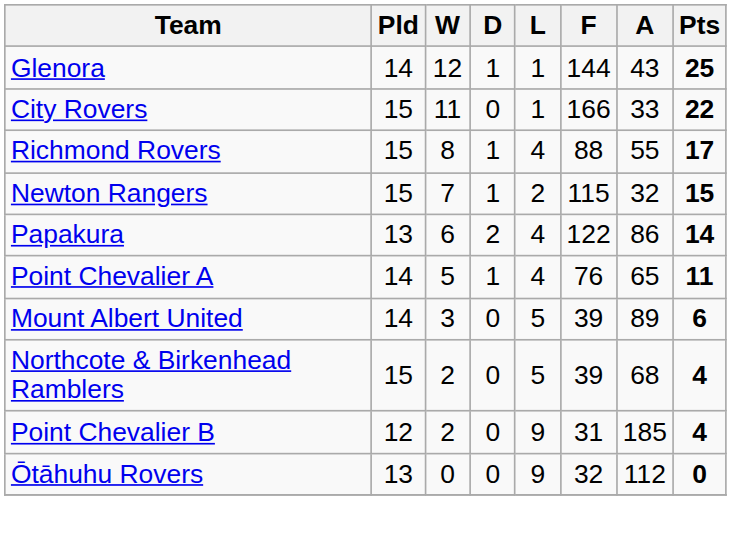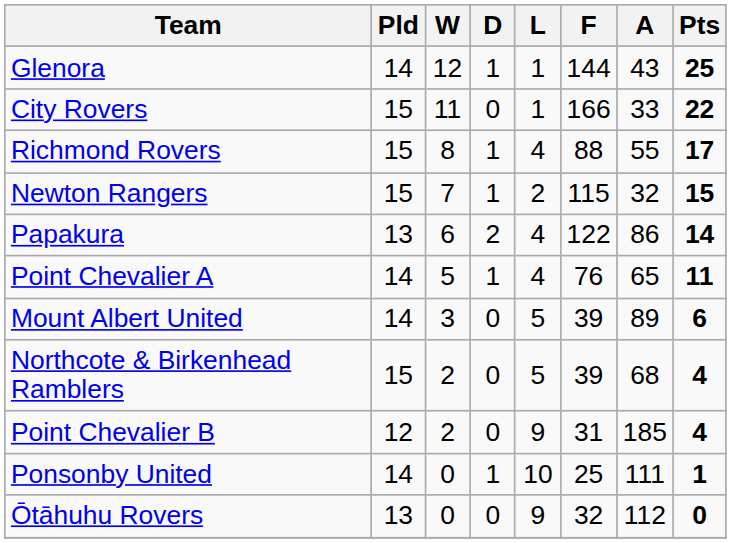+ row: (111, 473)
